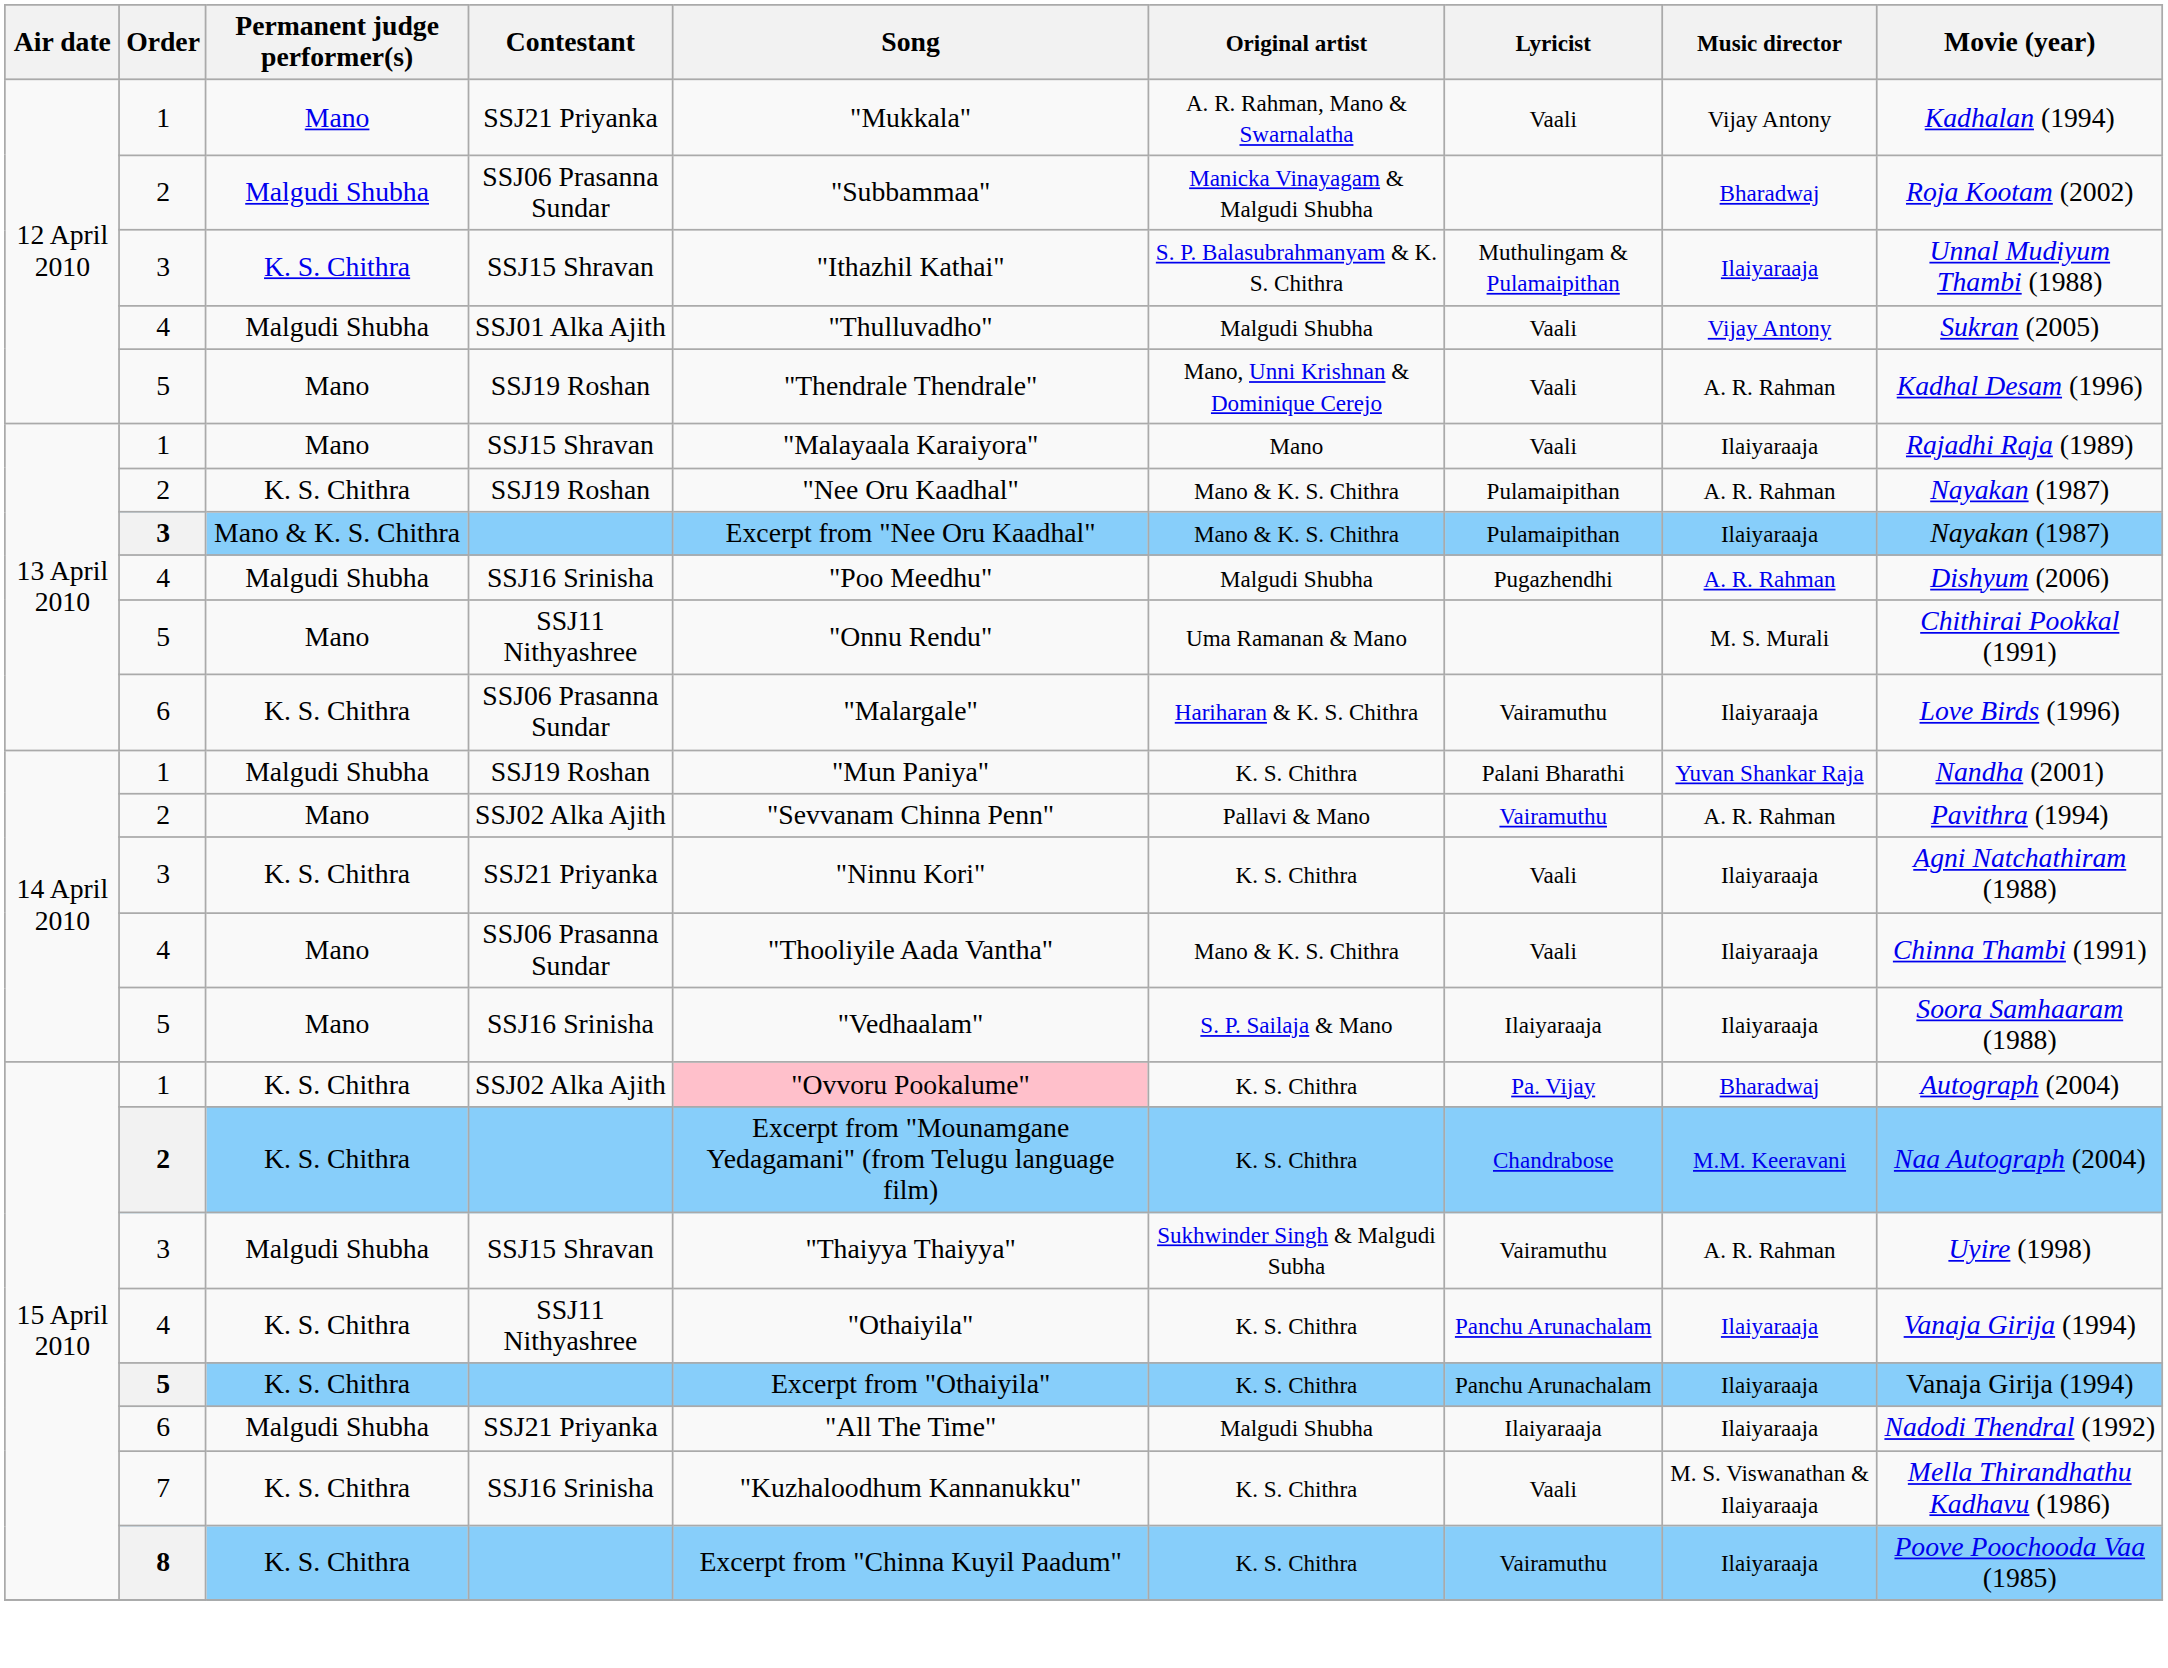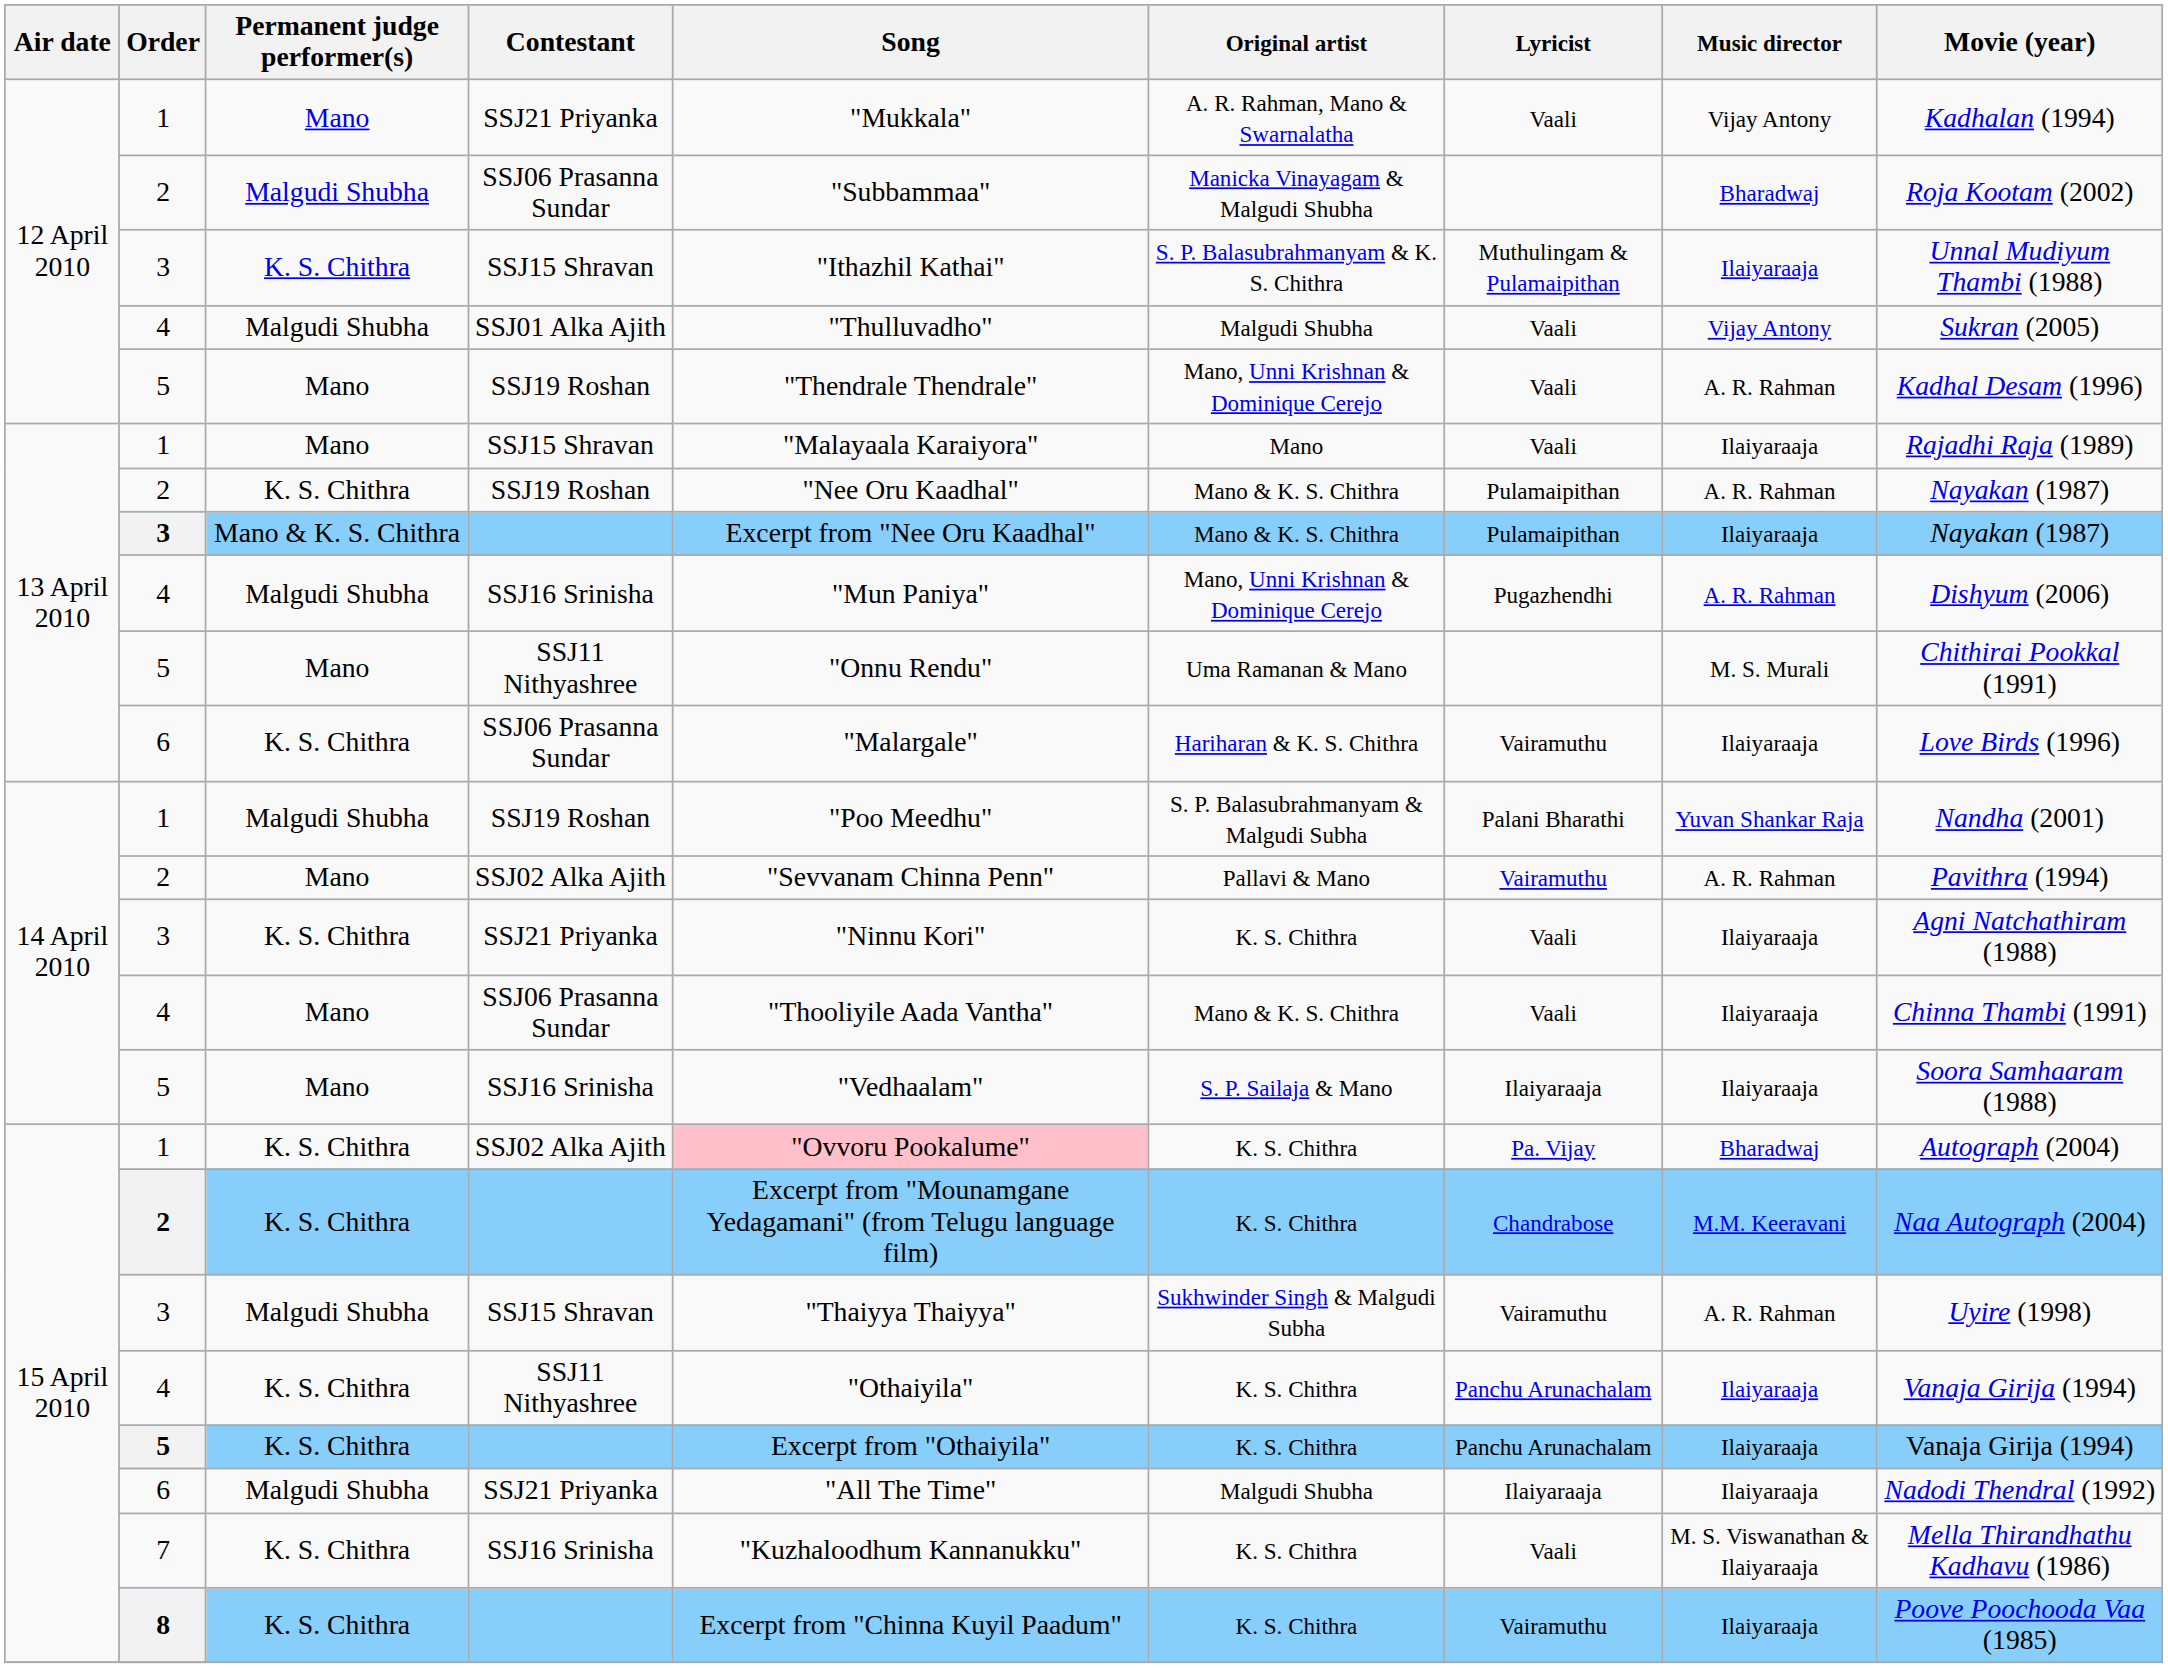(911, 577) "Poo Meedhu" -> (911, 592) "Mun Paniya"
(1296, 578) Malgudi Shubha -> (1296, 594) Mano, Unni Krishnan & Dominique Cerejo
(911, 771) "Mun Paniya" -> (911, 817) "Poo Meedhu"
(1296, 772) K. S. Chithra -> (1296, 819) S. P. Balasubrahmanyam & Malgudi Subha
